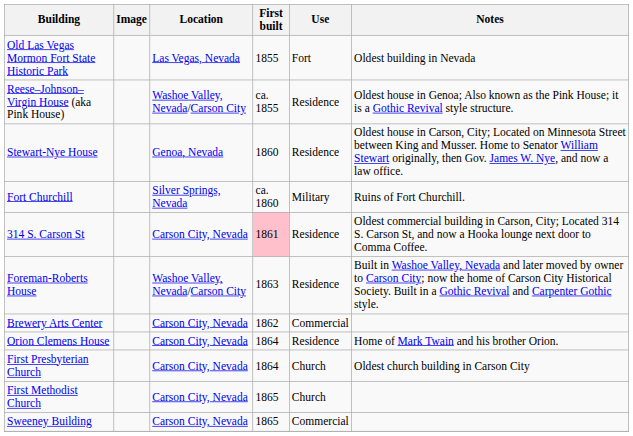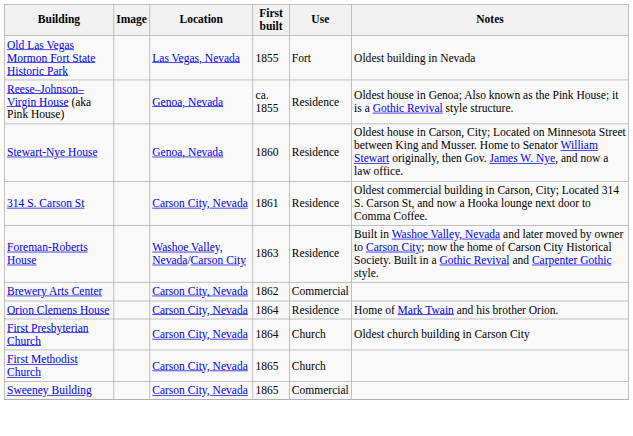(199, 102) Washoe Valley, Nevada/Carson City -> (188, 102) Genoa, Nevada
- row: (40, 196)
(267, 234) pink background -> (267, 203) no background
